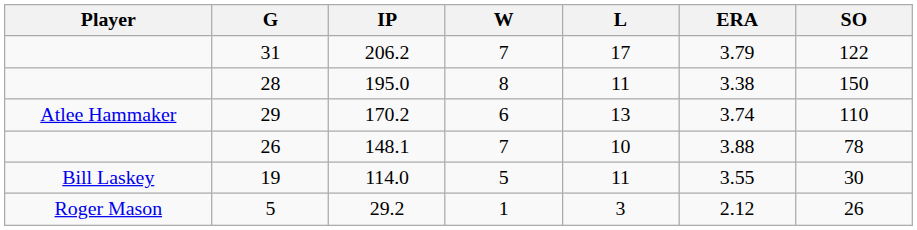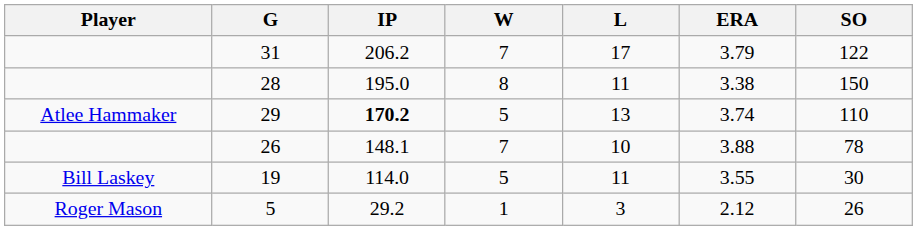(387, 114) normal -> (387, 114) bold
(504, 114) 6 -> (504, 114) 5
